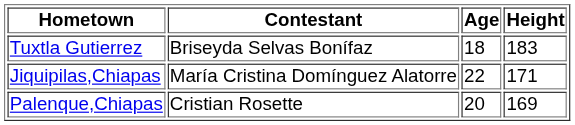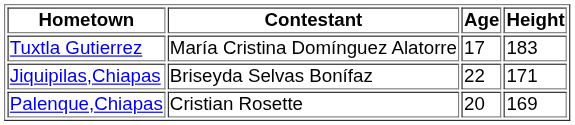(271, 48) Briseyda Selvas Bonífaz -> (313, 48) María Cristina Domínguez Alatorre
(474, 48) 18 -> (474, 48) 17
(313, 76) María Cristina Domínguez Alatorre -> (271, 76) Briseyda Selvas Bonífaz
